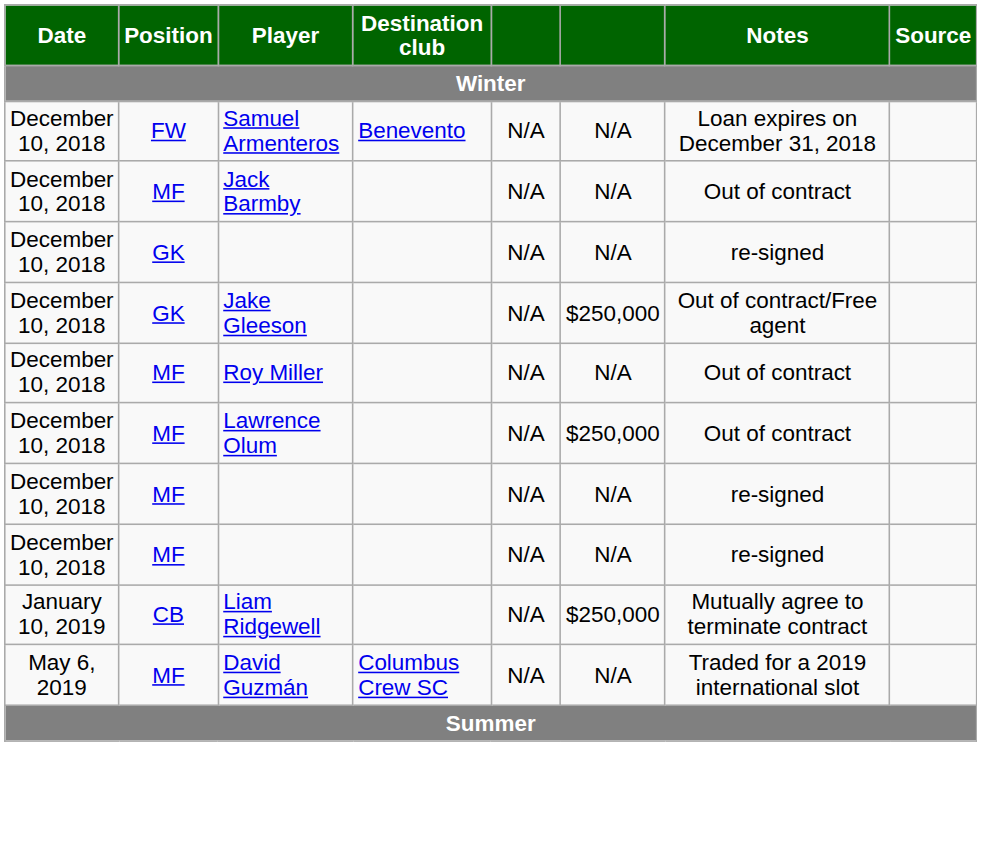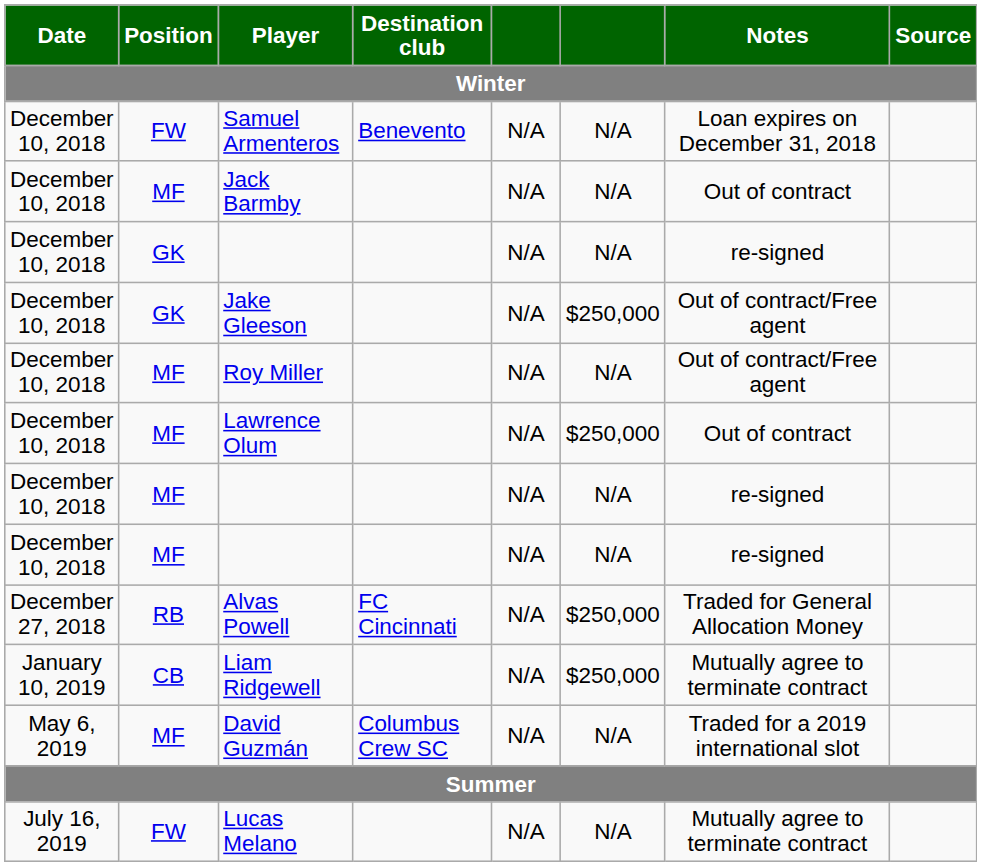(777, 373) Out of contract -> (777, 373) Out of contract/Free agent
+ row: (168, 615)
+ row: (168, 832)
